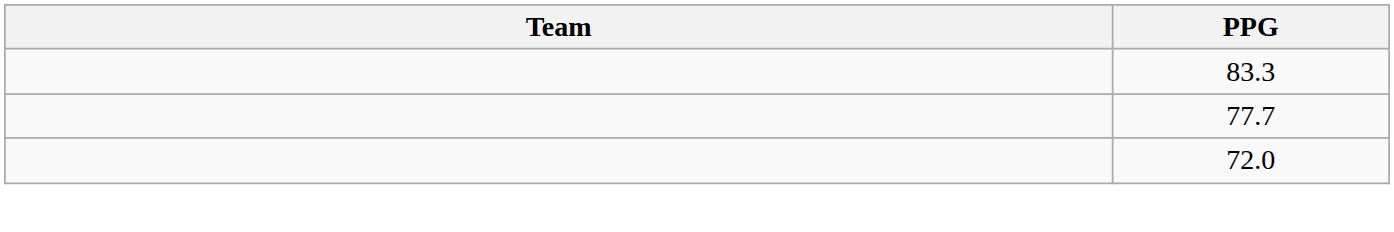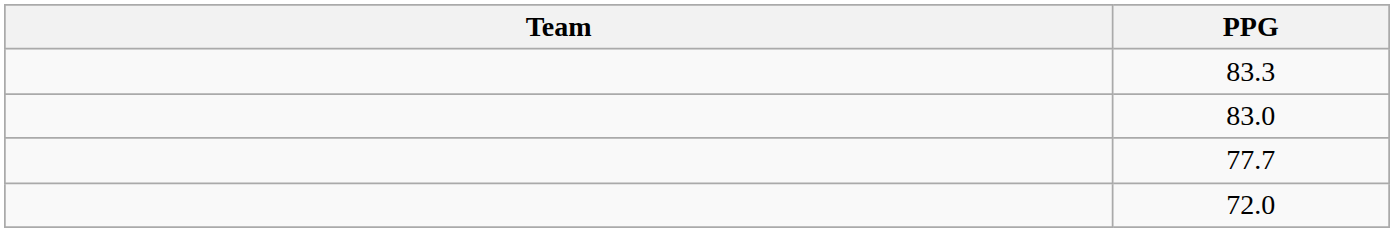+ row: (1251, 115)
